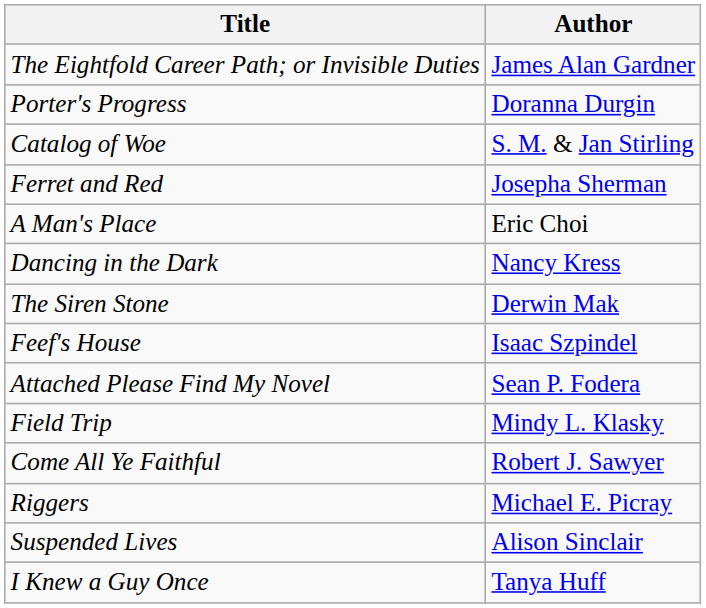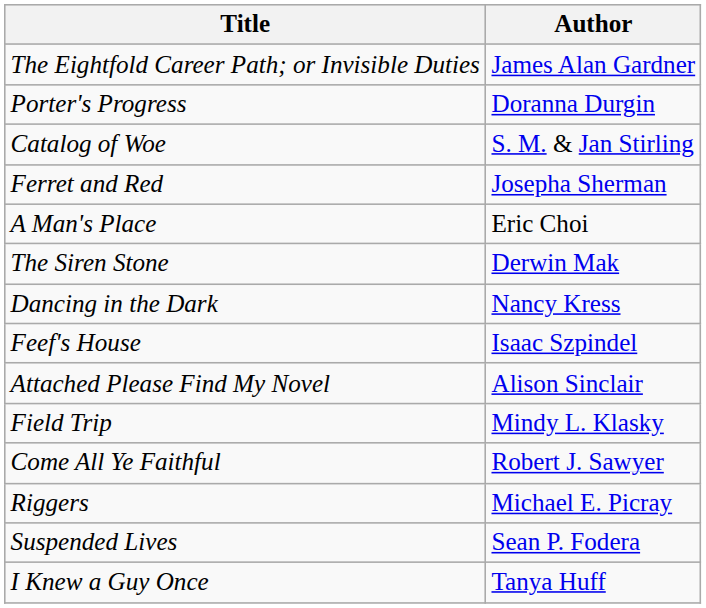rows swapped: (114, 263) <-> (90, 303)
(566, 382) Sean P. Fodera -> (567, 382) Alison Sinclair
(567, 542) Alison Sinclair -> (566, 542) Sean P. Fodera
